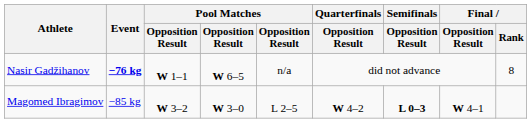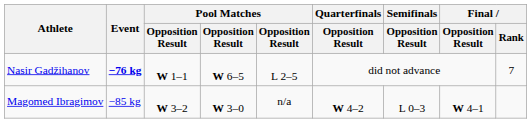(284, 70) n/a -> (284, 76) L 2–5
(511, 70) 8 -> (511, 70) 7
(284, 109) L 2–5 -> (284, 102) n/a
(412, 109) bold -> (412, 109) normal
